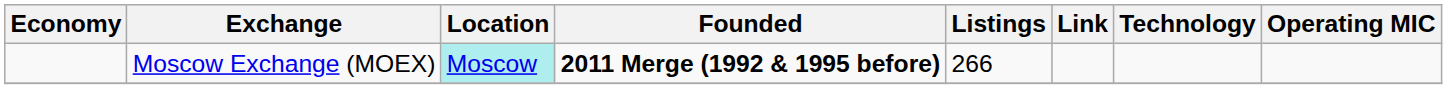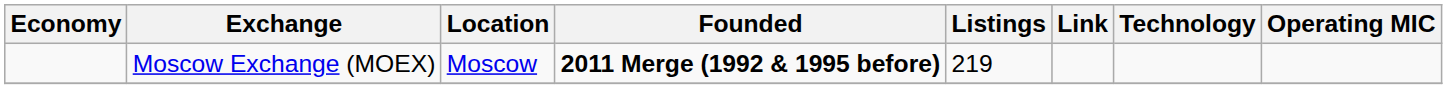(492, 63) paleturquoise background -> (492, 63) no background
(972, 63) 266 -> (972, 63) 219
